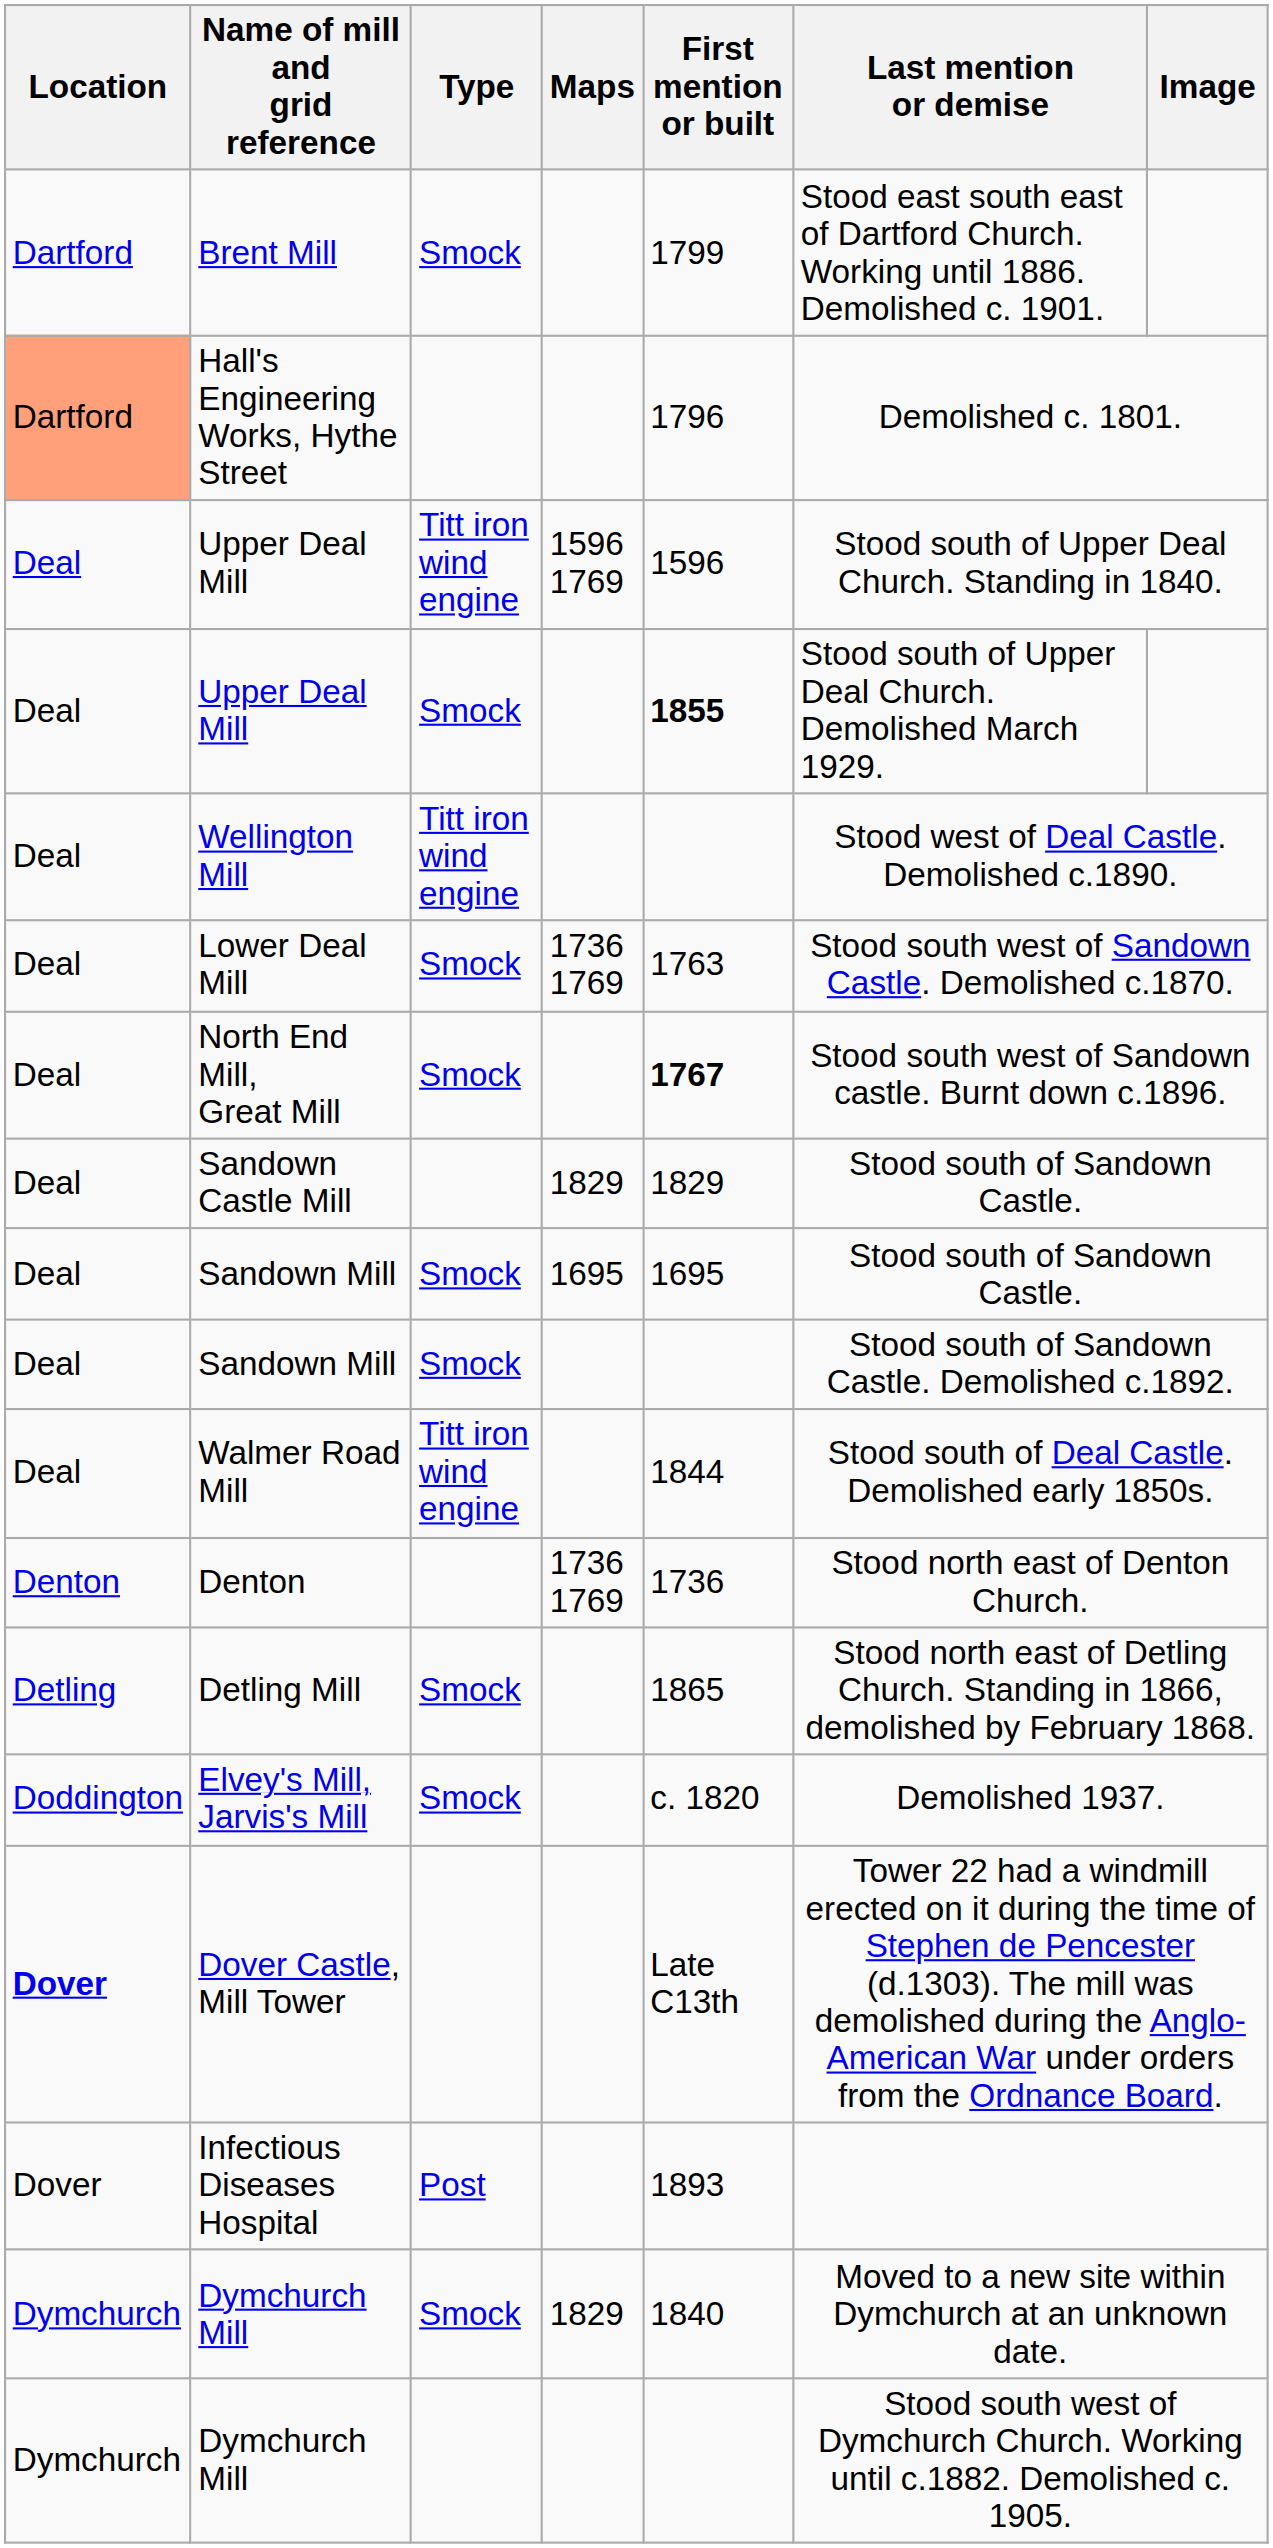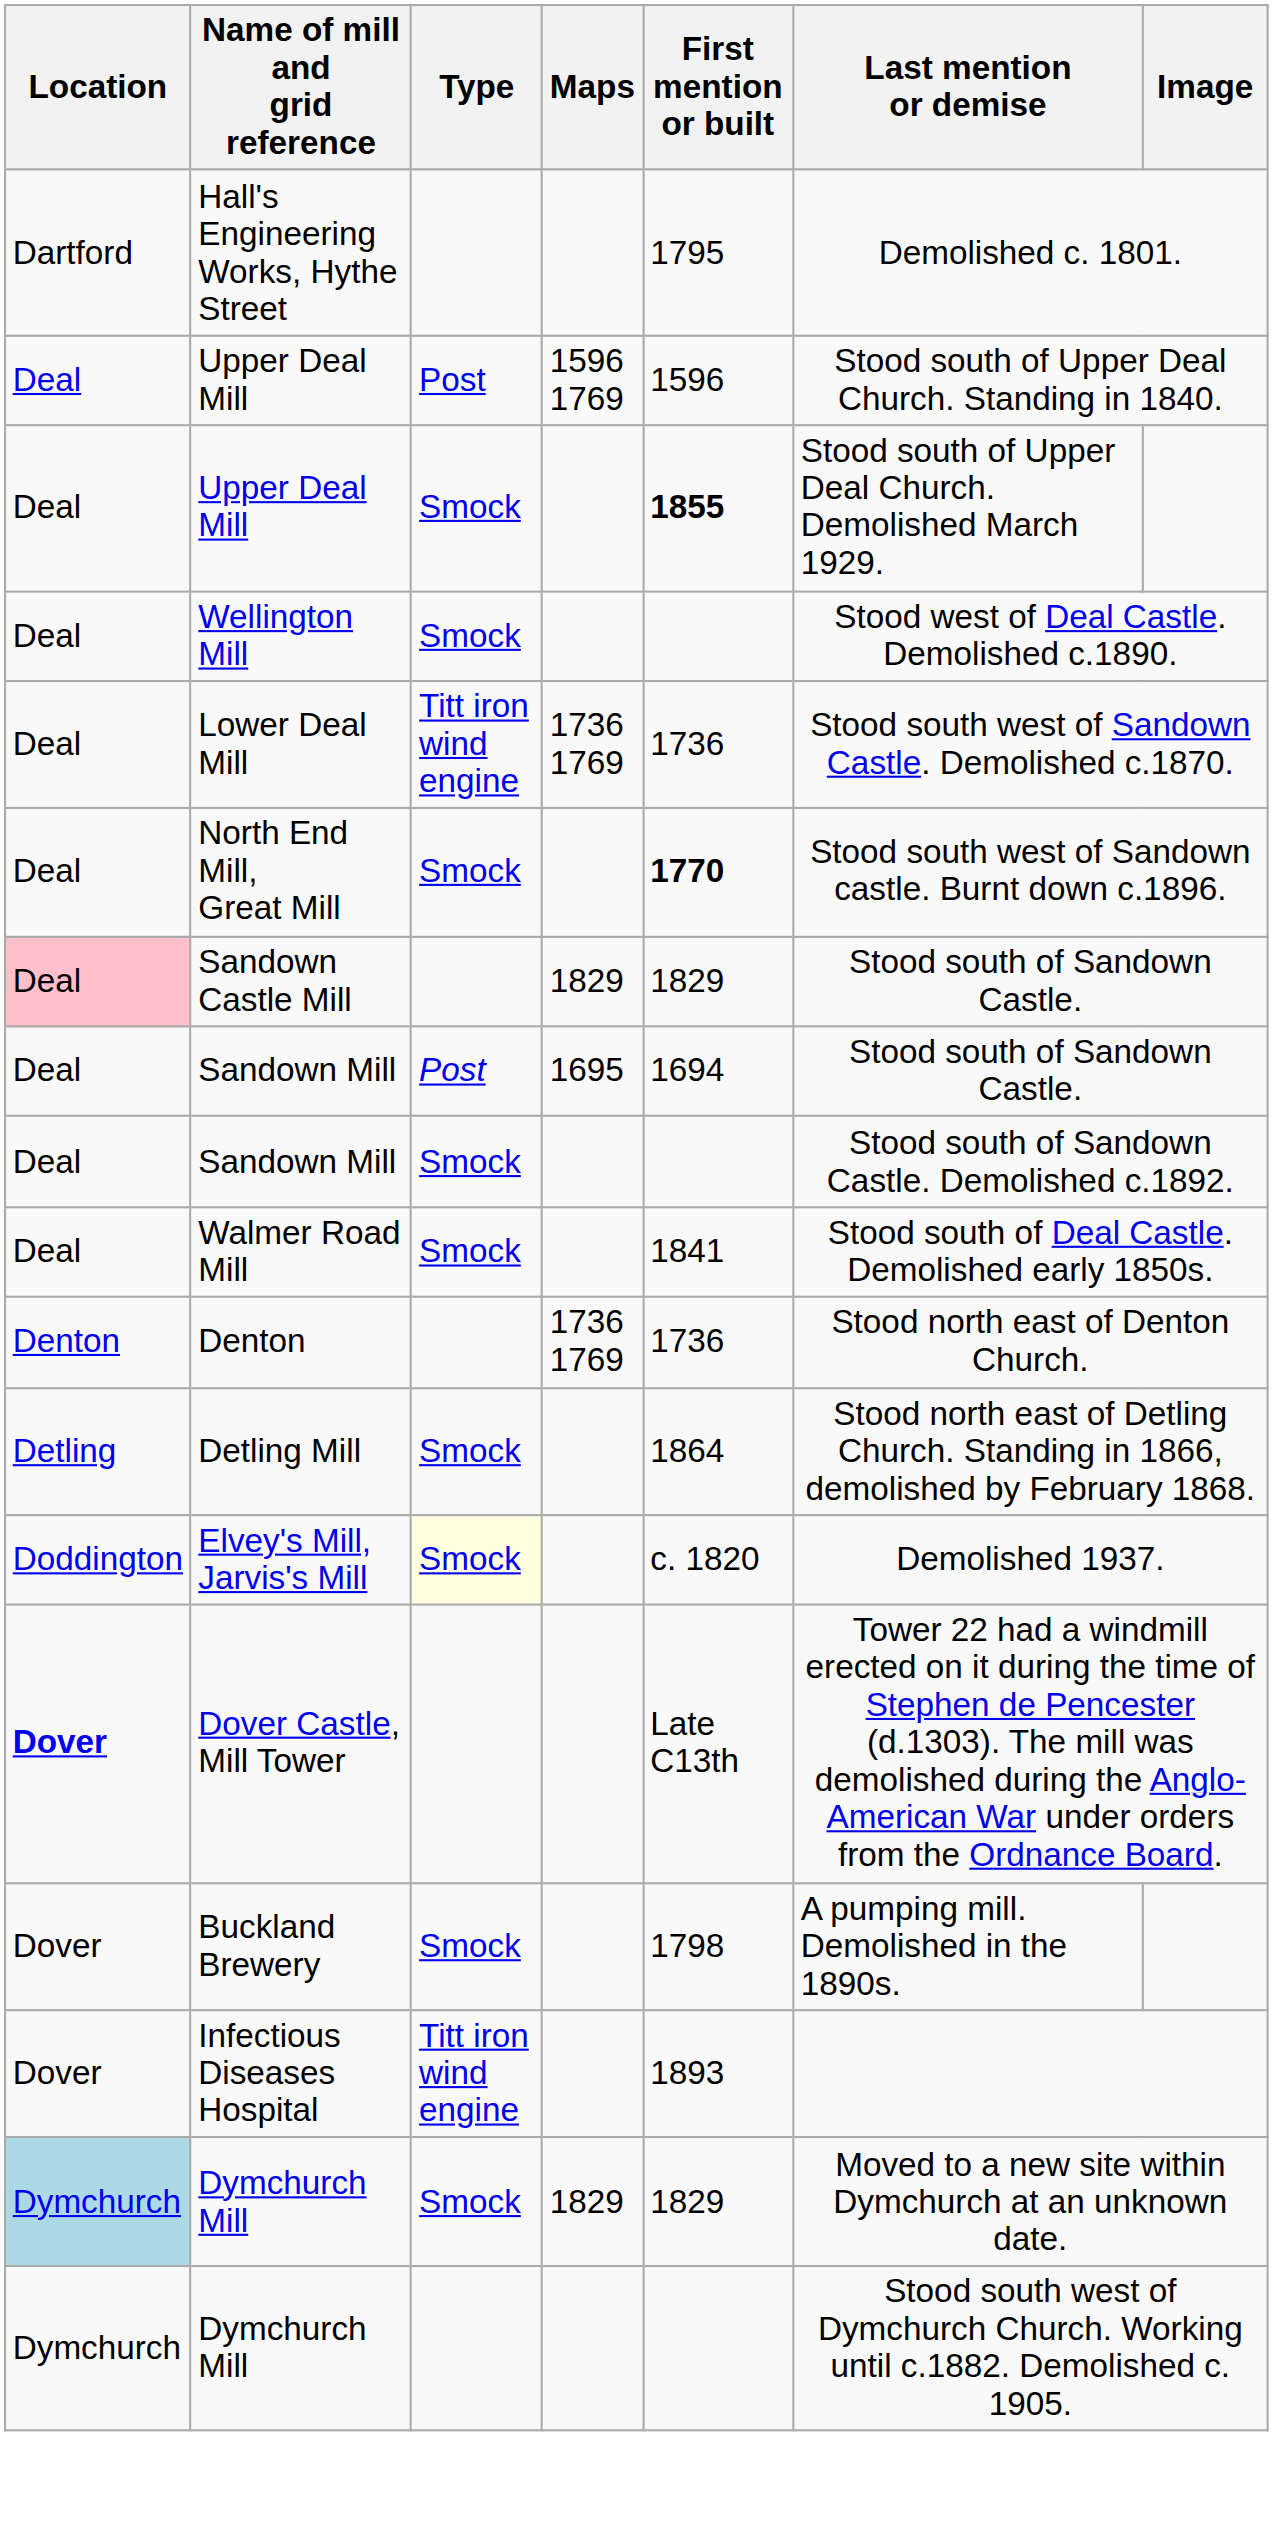- row: (268, 252)
(73, 417) lightsalmon background -> (73, 252) no background
(687, 417) 1796 -> (687, 252) 1795
(474, 563) Titt iron wind engine -> (452, 379) Post
(474, 856) Titt iron wind engine -> (470, 635) Smock
(470, 965) Smock -> (474, 744) Titt iron wind engine
(687, 965) 1763 -> (687, 744) 1736
(687, 1074) 1767 -> (687, 871) 1770
(47, 1183) no background -> (47, 980) pink background
(470, 1273) Smock -> (452, 1070) Post
(687, 1273) 1695 -> (687, 1070) 1694
(474, 1472) Titt iron wind engine -> (470, 1251) Smock
(687, 1472) 1844 -> (687, 1251) 1841
(687, 1690) 1865 -> (687, 1450) 1864
(470, 1799) no background -> (470, 1559) lightyellow background
+ row: (267, 1945)
(452, 2185) Post -> (474, 2073) Titt iron wind engine
(97, 2313) no background -> (97, 2201) lightblue background
(687, 2313) 1840 -> (687, 2201) 1829
